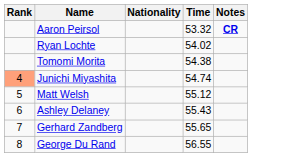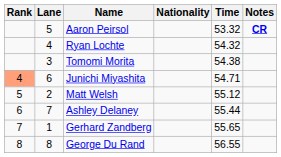+ column: (49, 12)
(198, 45) 54.02 -> (227, 45) 54.32
(198, 78) 54.74 -> (227, 78) 54.71
(198, 111) 55.43 -> (227, 111) 55.44
